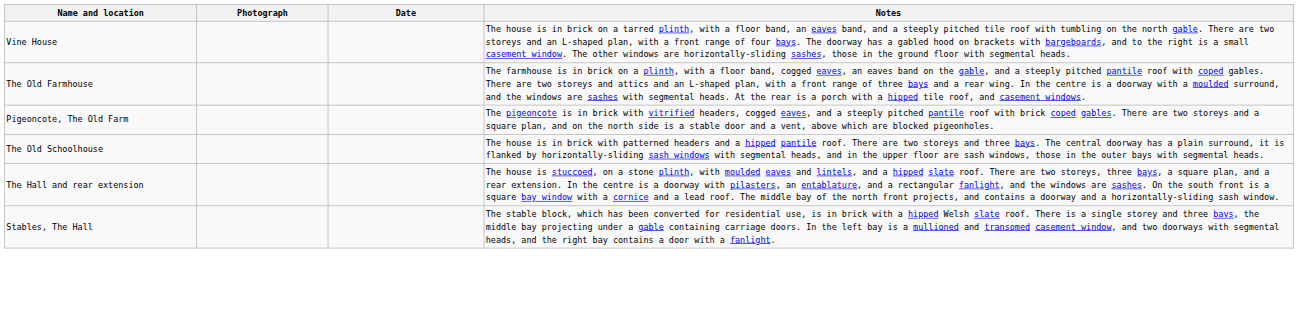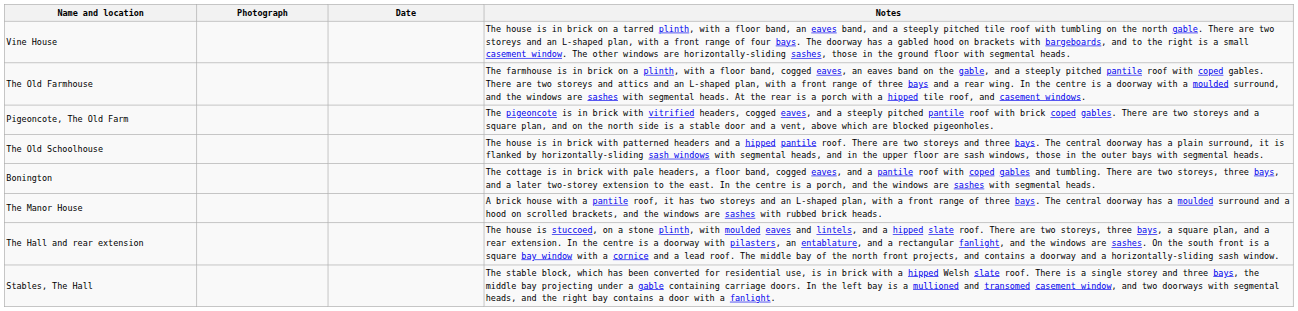+ row: (29, 178)
+ row: (44, 208)
